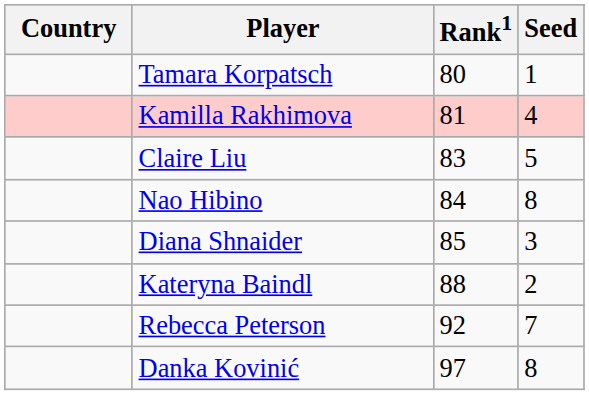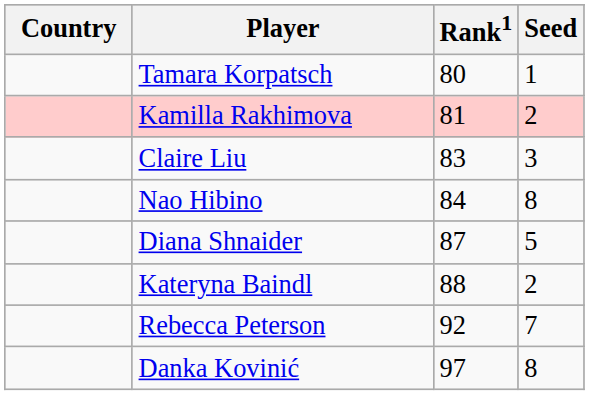(531, 116) 4 -> (531, 116) 2
(531, 158) 5 -> (531, 158) 3
(453, 241) 85 -> (453, 241) 87
(531, 241) 3 -> (531, 241) 5
